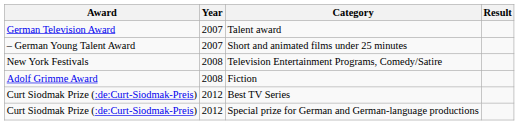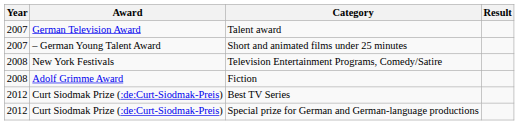columns swapped: (212, 12) <-> (102, 12)
